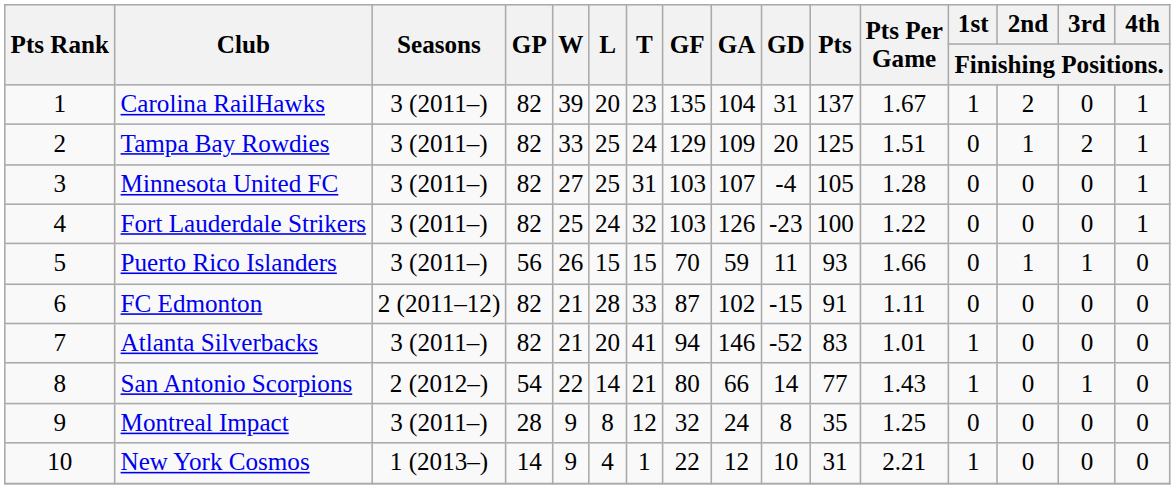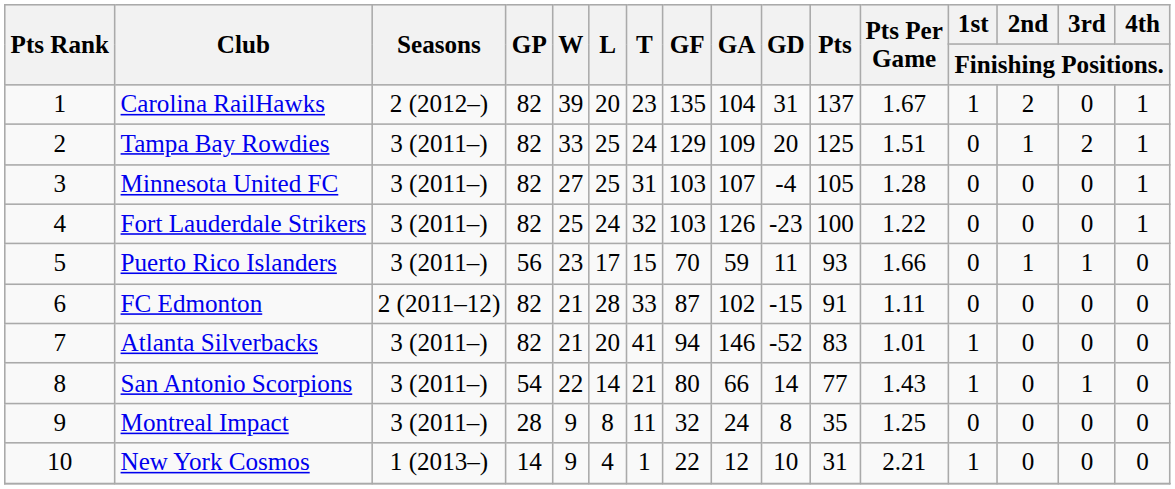(439, 104) 3 (2011–) -> (439, 104) 2 (2012–)
(571, 263) 26 -> (571, 263) 23
(608, 263) 15 -> (608, 263) 17
(439, 382) 2 (2012–) -> (439, 382) 3 (2011–)
(644, 422) 12 -> (644, 422) 11
